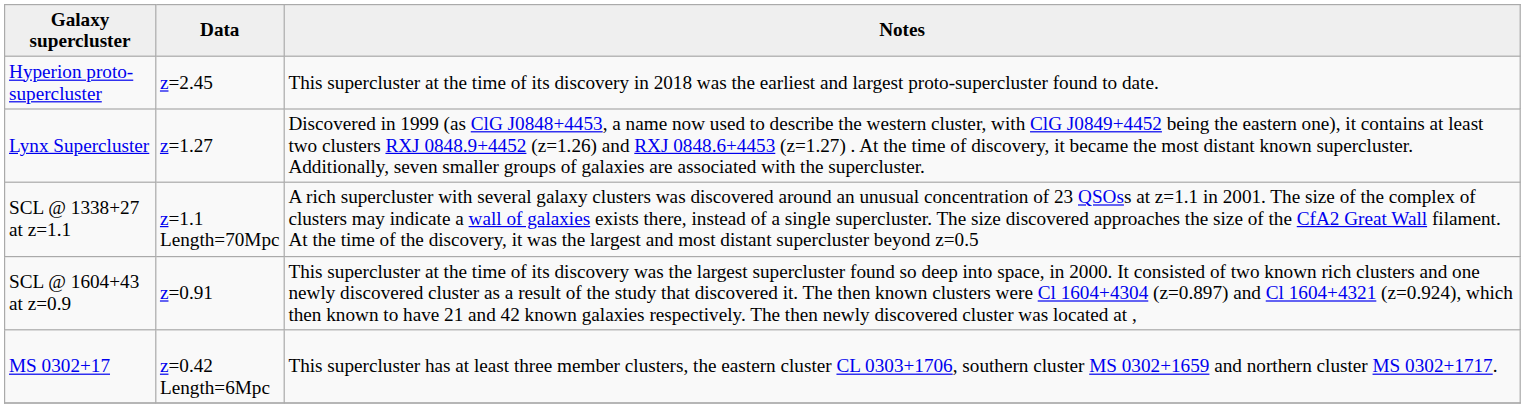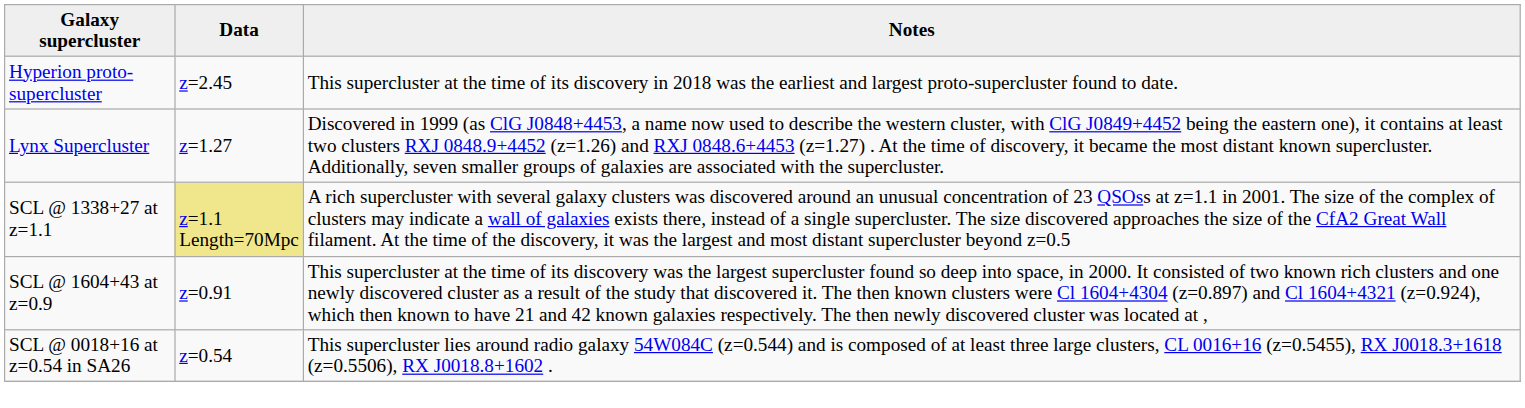(220, 229) no background -> (239, 229) khaki background
+ row: (83, 355)
- row: (60, 366)
